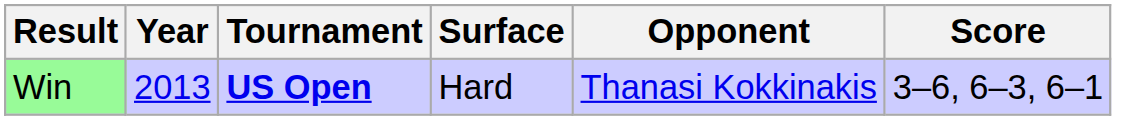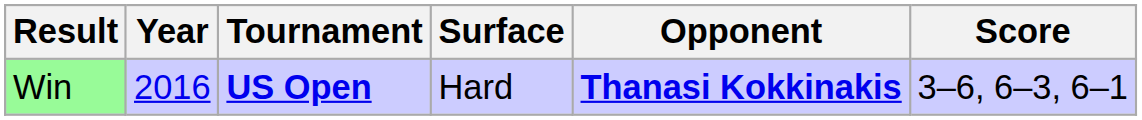(172, 86) 2013 -> (172, 86) 2016
(729, 86) normal -> (741, 86) bold
